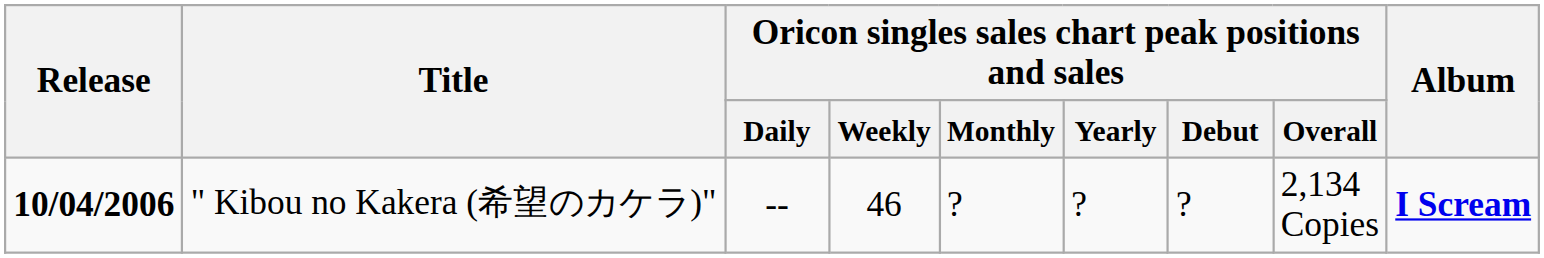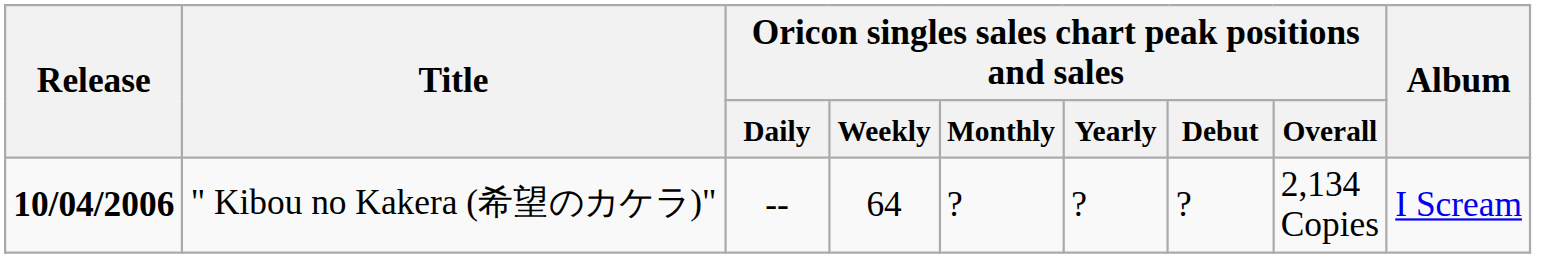(884, 204) 46 -> (884, 204) 64
(1463, 204) bold -> (1459, 204) normal
